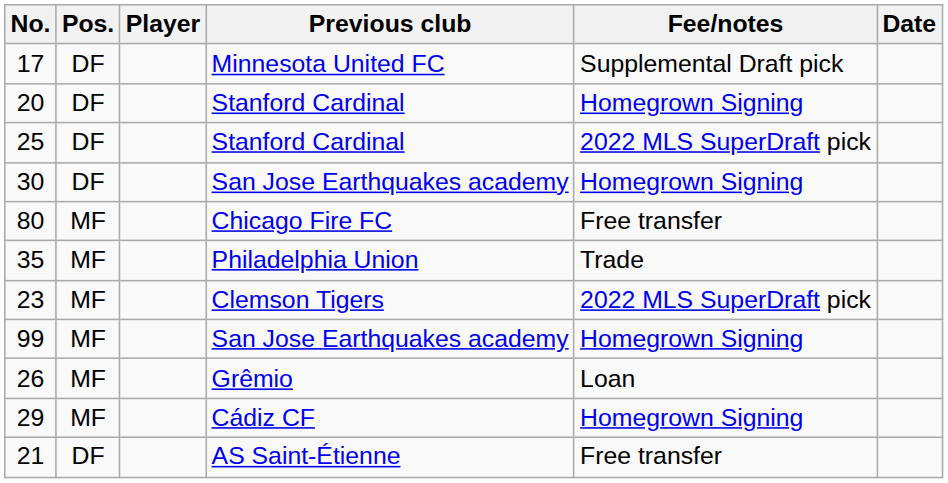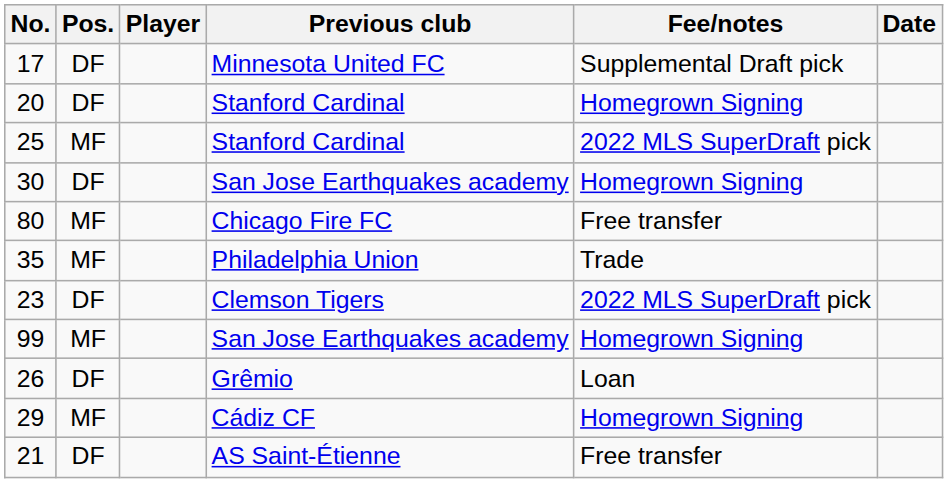(88, 142) DF -> (88, 142) MF
(88, 299) MF -> (88, 299) DF
(88, 378) MF -> (88, 378) DF
